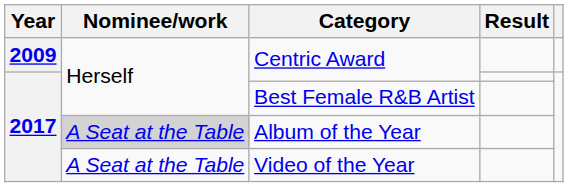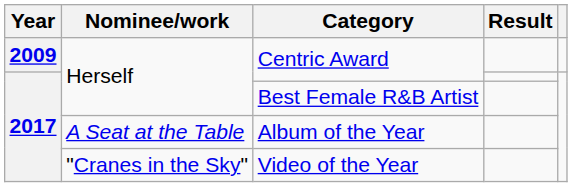(155, 131) lightgrey background -> (155, 131) no background
(155, 164) A Seat at the Table -> (157, 164) "Cranes in the Sky"
